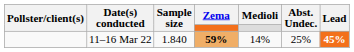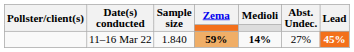(260, 40) normal -> (260, 40) bold
(301, 40) 25% -> (301, 40) 27%
